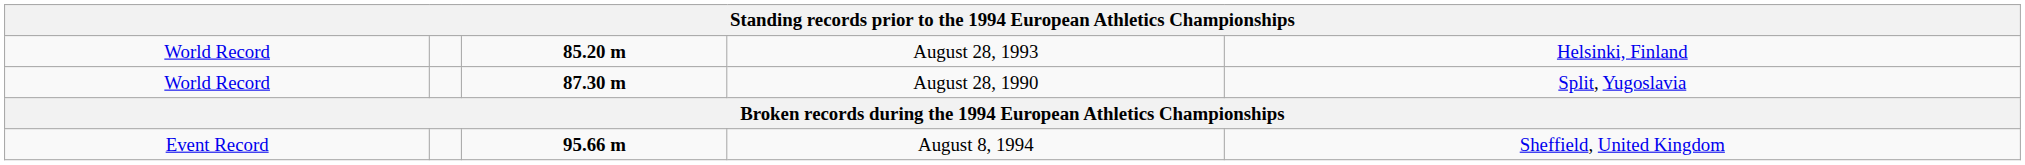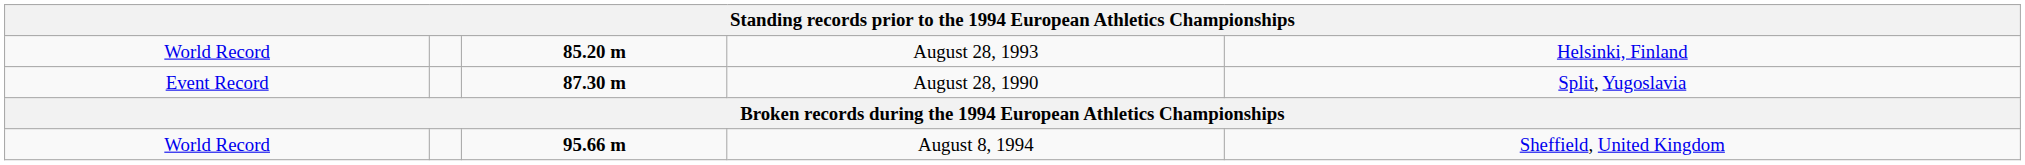(217, 81) World Record -> (217, 81) Event Record
(217, 143) Event Record -> (217, 143) World Record
